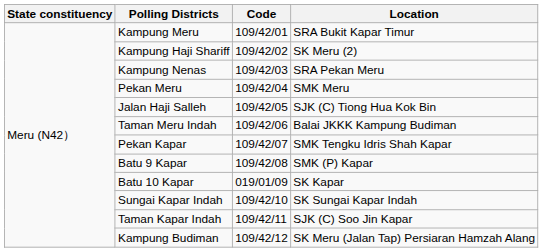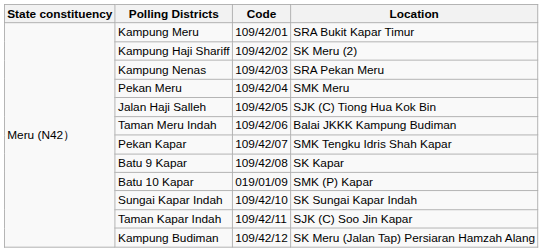(333, 163) SMK (P) Kapar -> (319, 163) SK Kapar
(319, 181) SK Kapar -> (333, 181) SMK (P) Kapar
